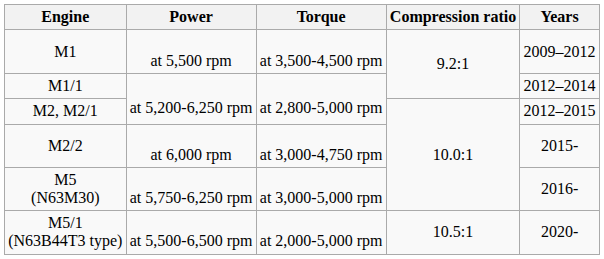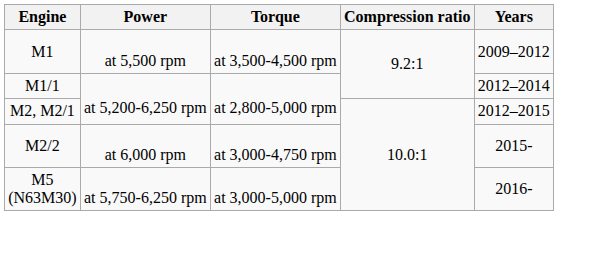- row: (65, 232)
